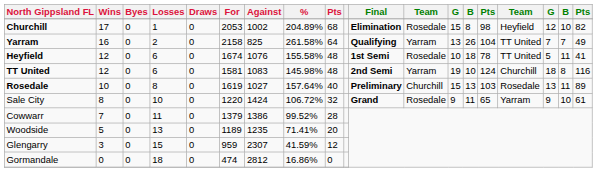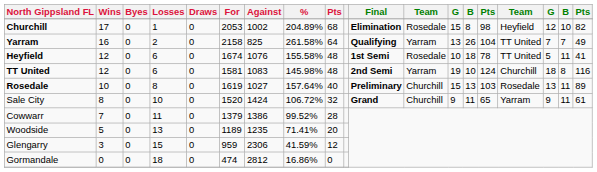(232, 100) 1220 -> (232, 100) 1520
(426, 100) Rosedale -> (424, 100) Churchill
(566, 100) 10 -> (565, 100) 11
(257, 144) 2307 -> (257, 144) 2306
